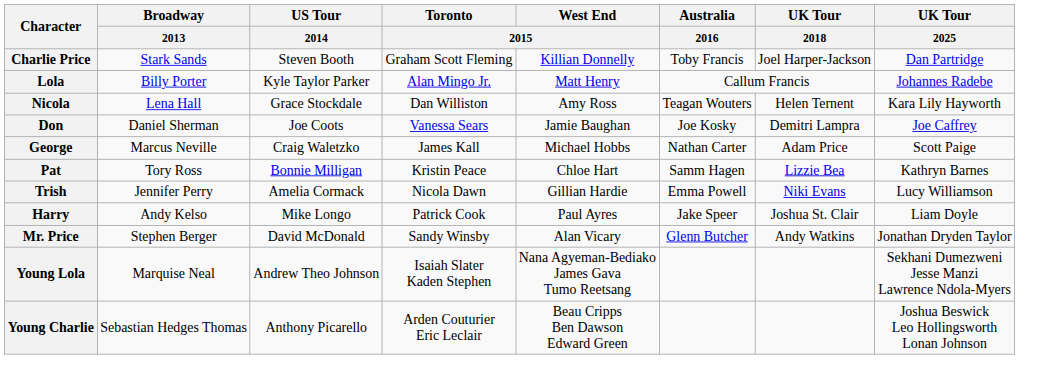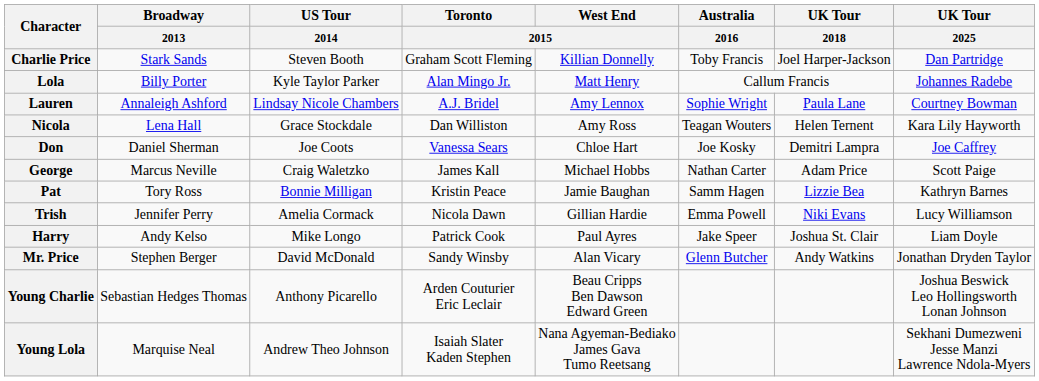+ row: (51, 103)
(587, 125) Jamie Baughan -> (607, 147) Chloe Hart
(587, 170) Chloe Hart -> (607, 192) Jamie Baughan
rows swapped: (51, 327) <-> (51, 274)
